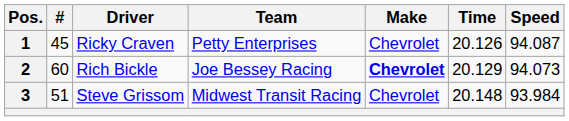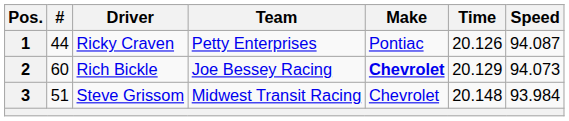(60, 44) 45 -> (60, 44) 44
(404, 44) Chevrolet -> (396, 44) Pontiac
